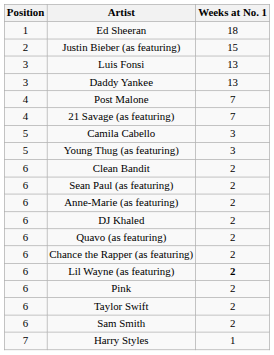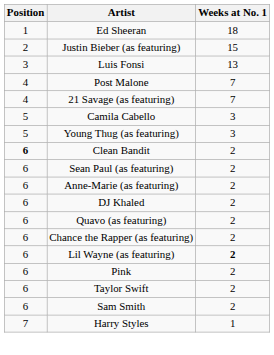- row: (121, 82)
(26, 168) normal -> (26, 151) bold
